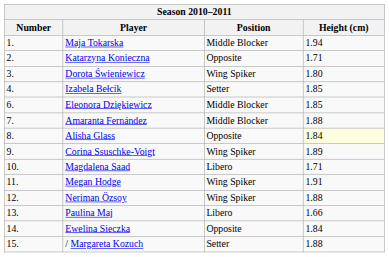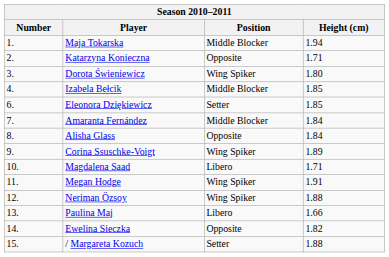(218, 89) Setter -> (237, 89) Middle Blocker
(237, 105) Middle Blocker -> (218, 105) Setter
(314, 120) 1.88 -> (314, 120) 1.84
(314, 136) lightyellow background -> (314, 136) no background
(314, 228) 1.84 -> (314, 228) 1.82
